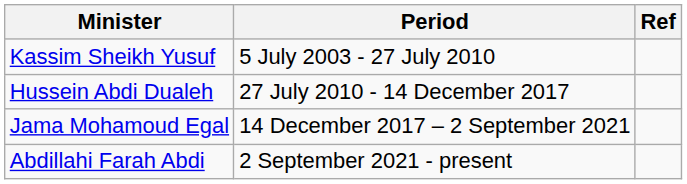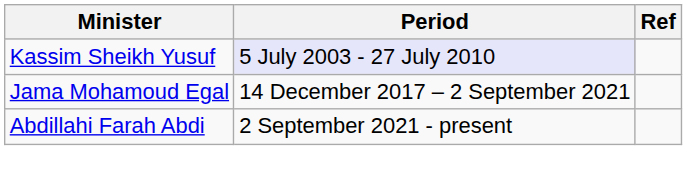(367, 56) no background -> (367, 56) lavender background
- row: (111, 91)
